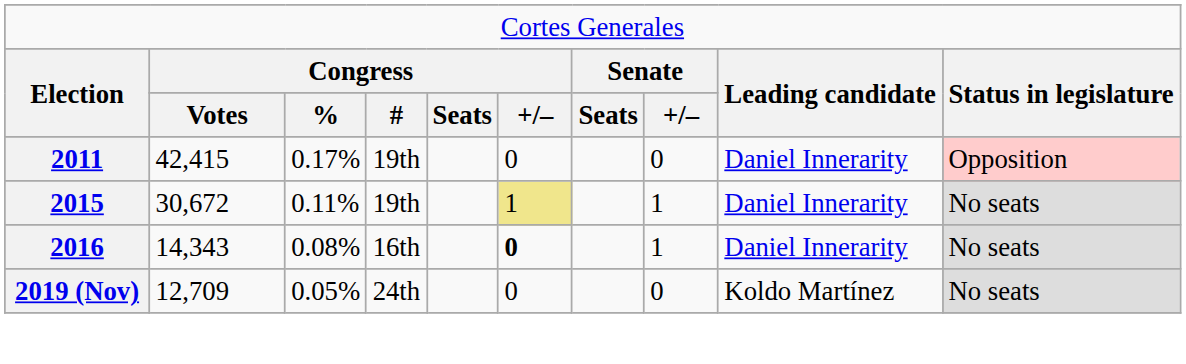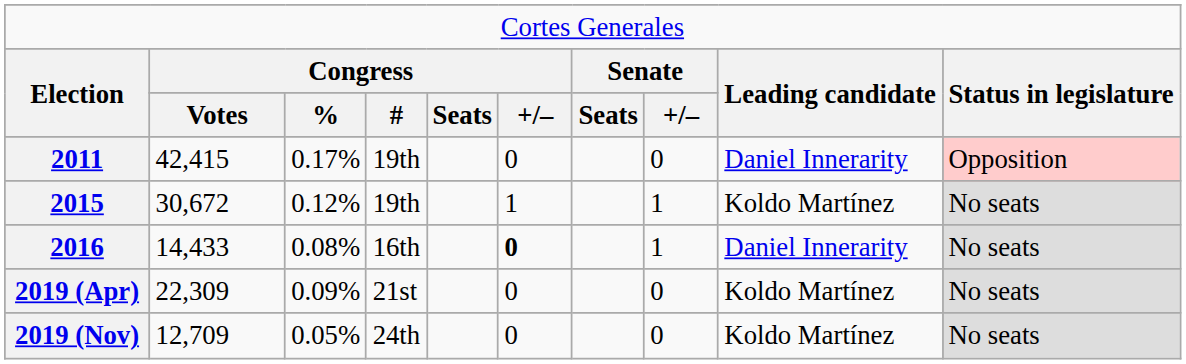(325, 203) 0.11% -> (326, 203) 0.12%
(511, 203) khaki background -> (511, 203) no background
(816, 203) Daniel Innerarity -> (809, 203) Koldo Martínez
(192, 247) 14,343 -> (192, 247) 14,433
+ row: (77, 291)
